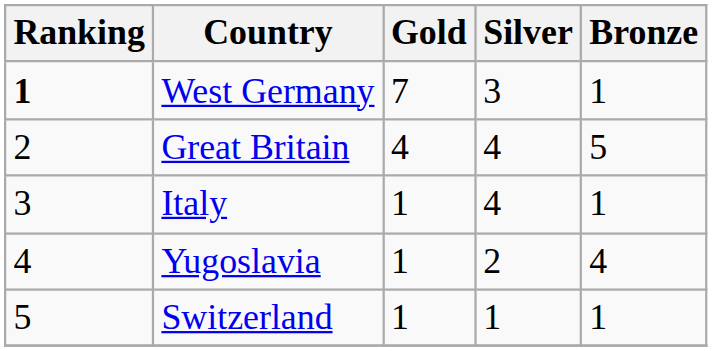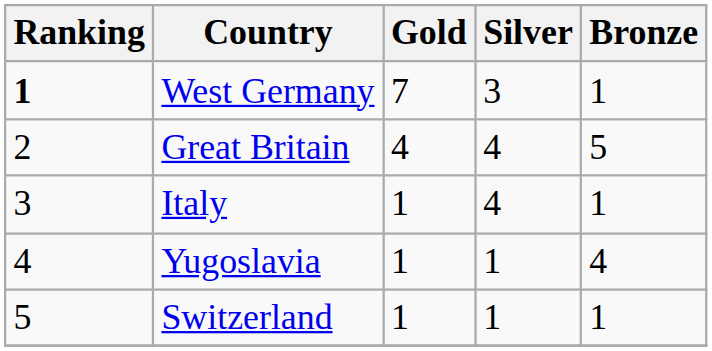(492, 260) 2 -> (492, 260) 1
